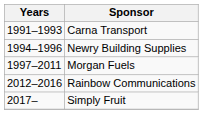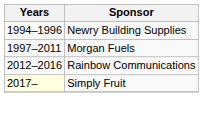- row: (107, 30)
(22, 100) no background -> (22, 83) lightyellow background
